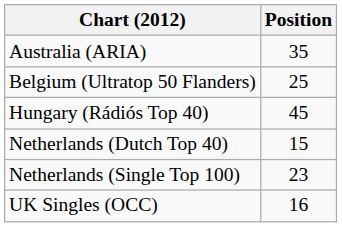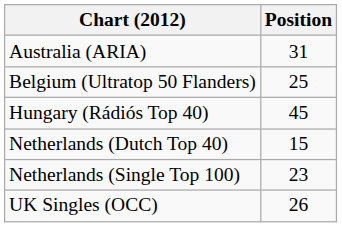(298, 50) 35 -> (298, 50) 31
(298, 205) 16 -> (298, 205) 26
